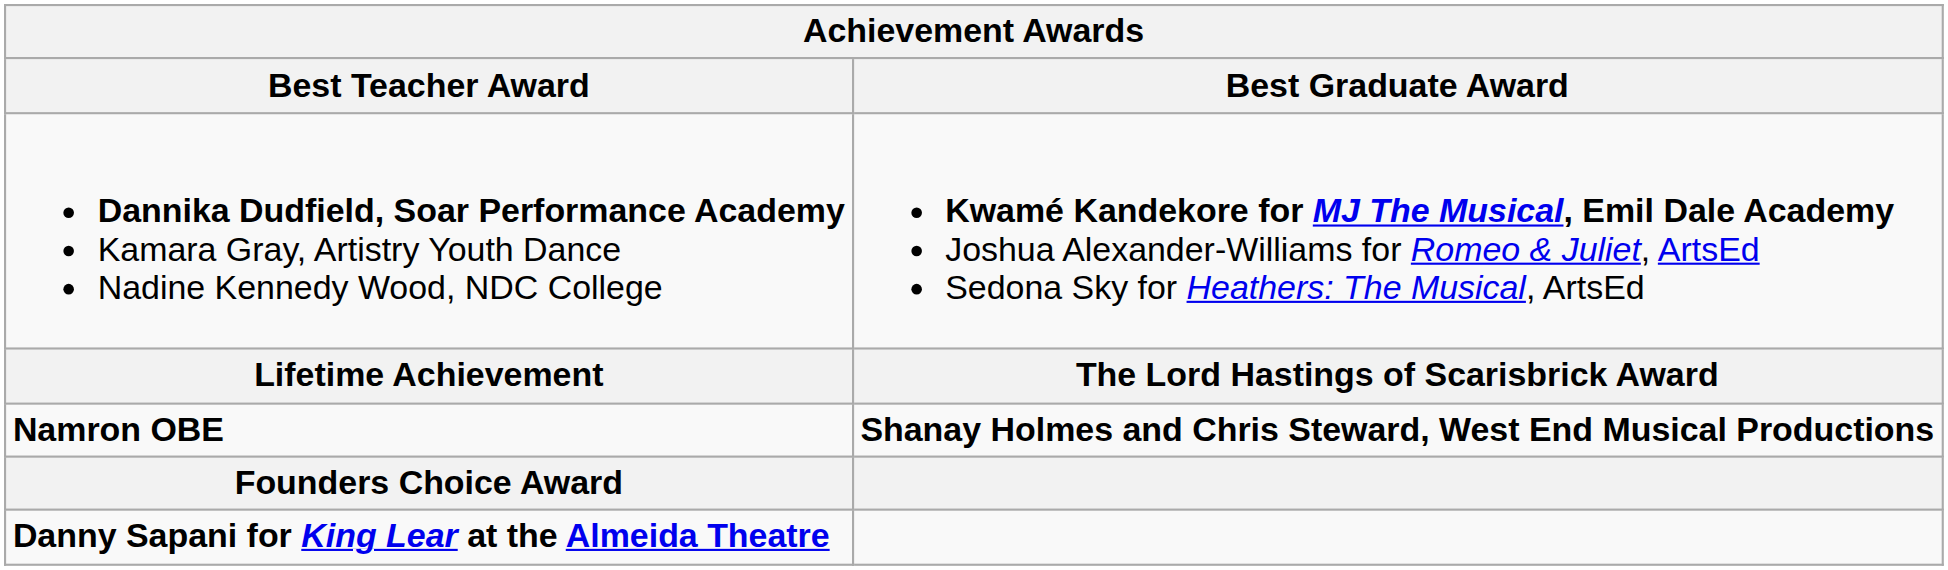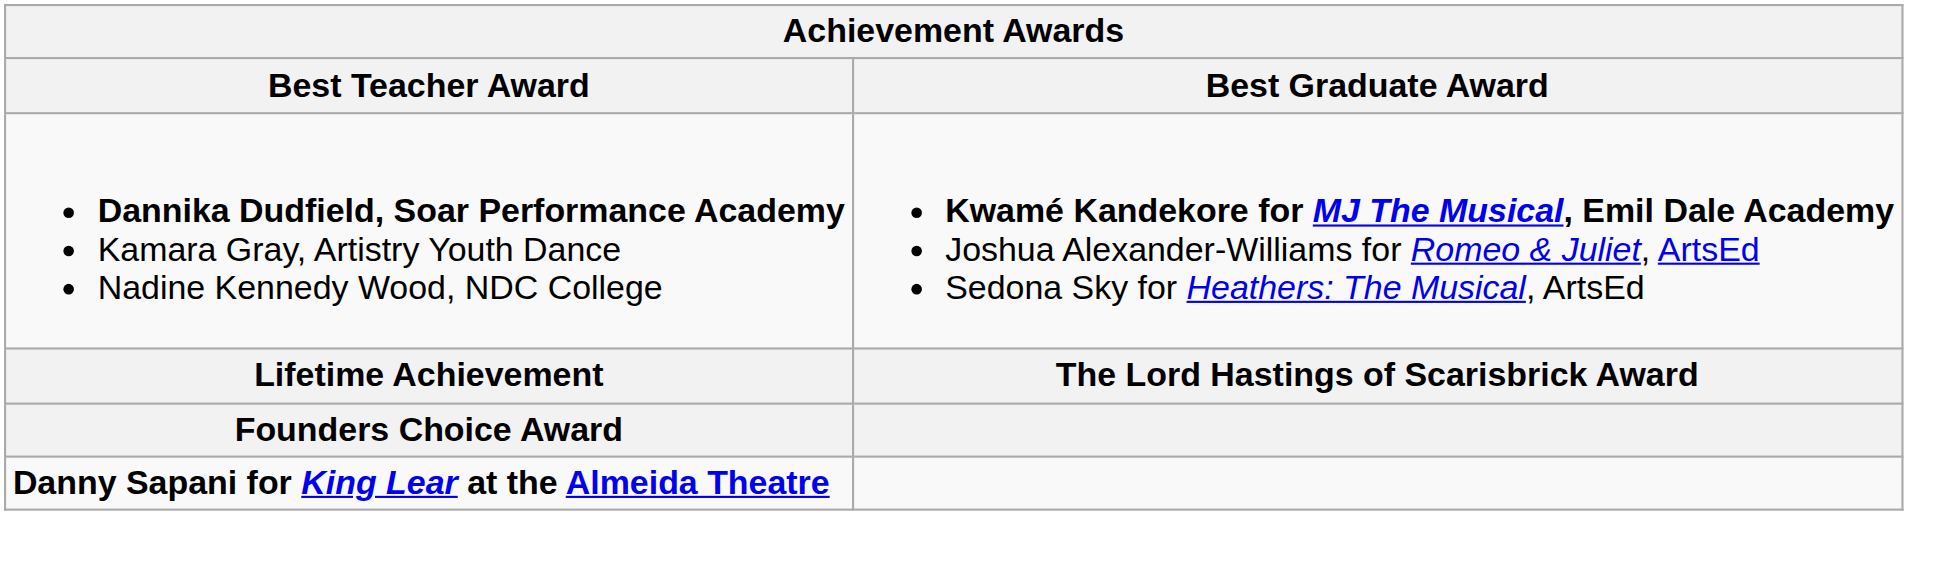- row: (118, 428)
